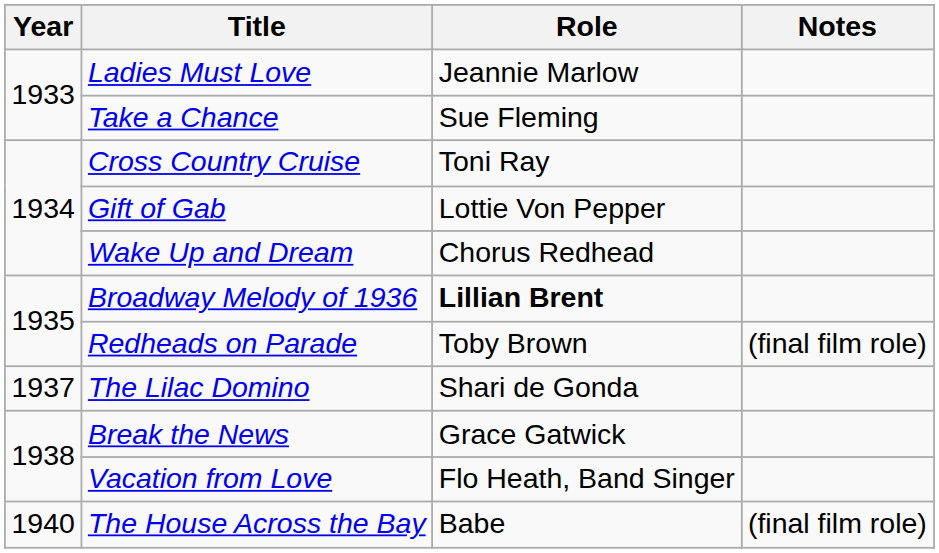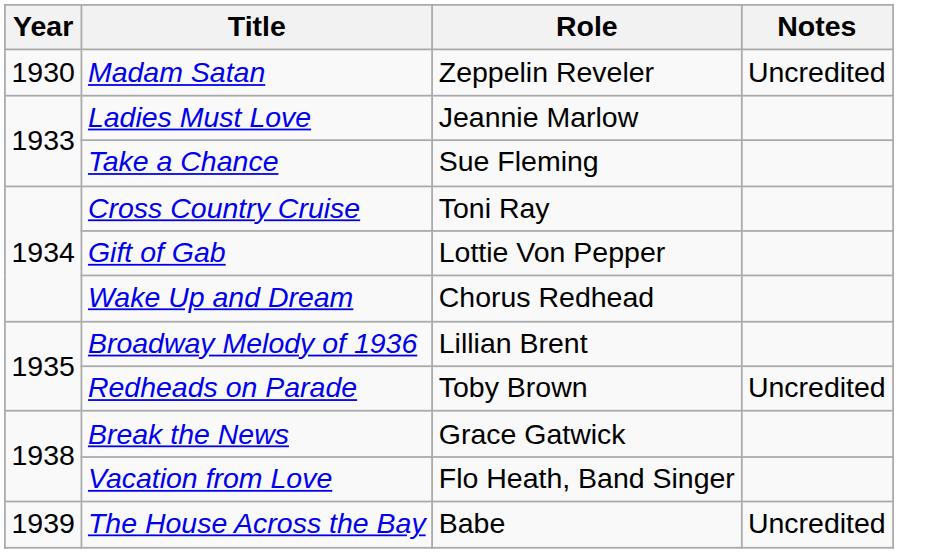+ row: (177, 72)
(521, 298) bold -> (513, 343) normal
(837, 343) (final film role) -> (817, 388) Uncredited
- row: (199, 388)
(43, 523) 1940 -> (43, 523) 1939
(837, 523) (final film role) -> (817, 523) Uncredited
